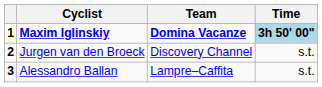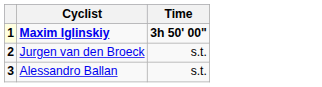- column: (201, 14)
(286, 33) lightblue background -> (179, 33) no background
